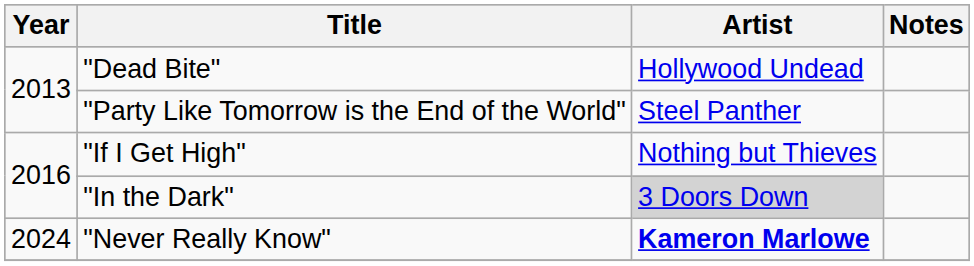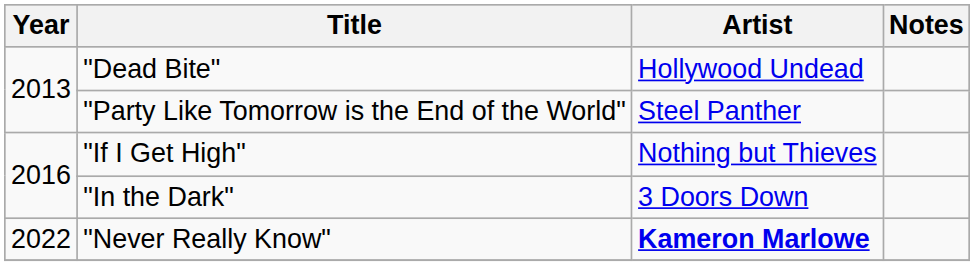(723, 196) lightgrey background -> (723, 196) no background
(41, 238) 2024 -> (41, 238) 2022
